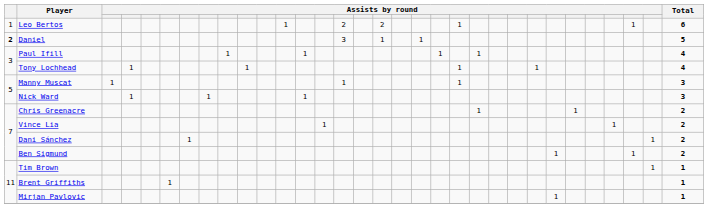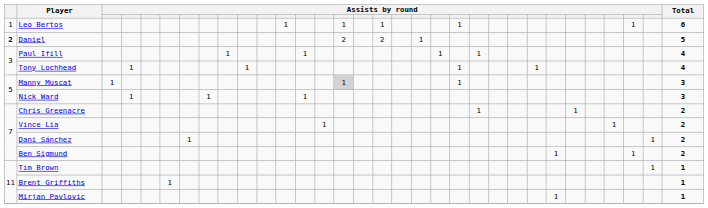(344, 25) 2 -> (344, 25) 1
(382, 25) 2 -> (382, 25) 1
(344, 39) 3 -> (344, 39) 2
(382, 39) 1 -> (382, 39) 2
(344, 82) no background -> (344, 82) lightgrey background
